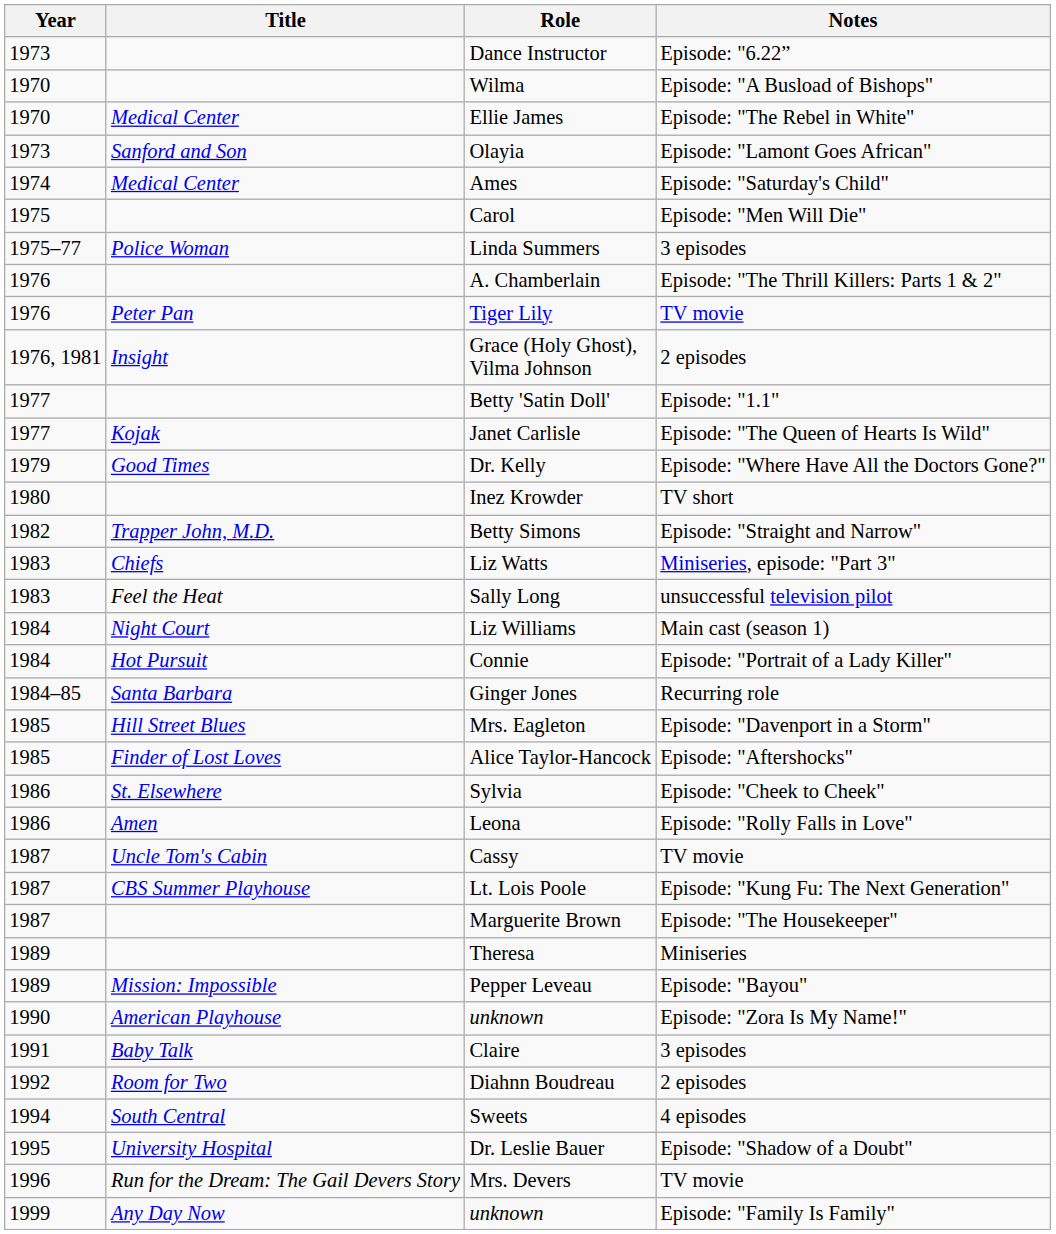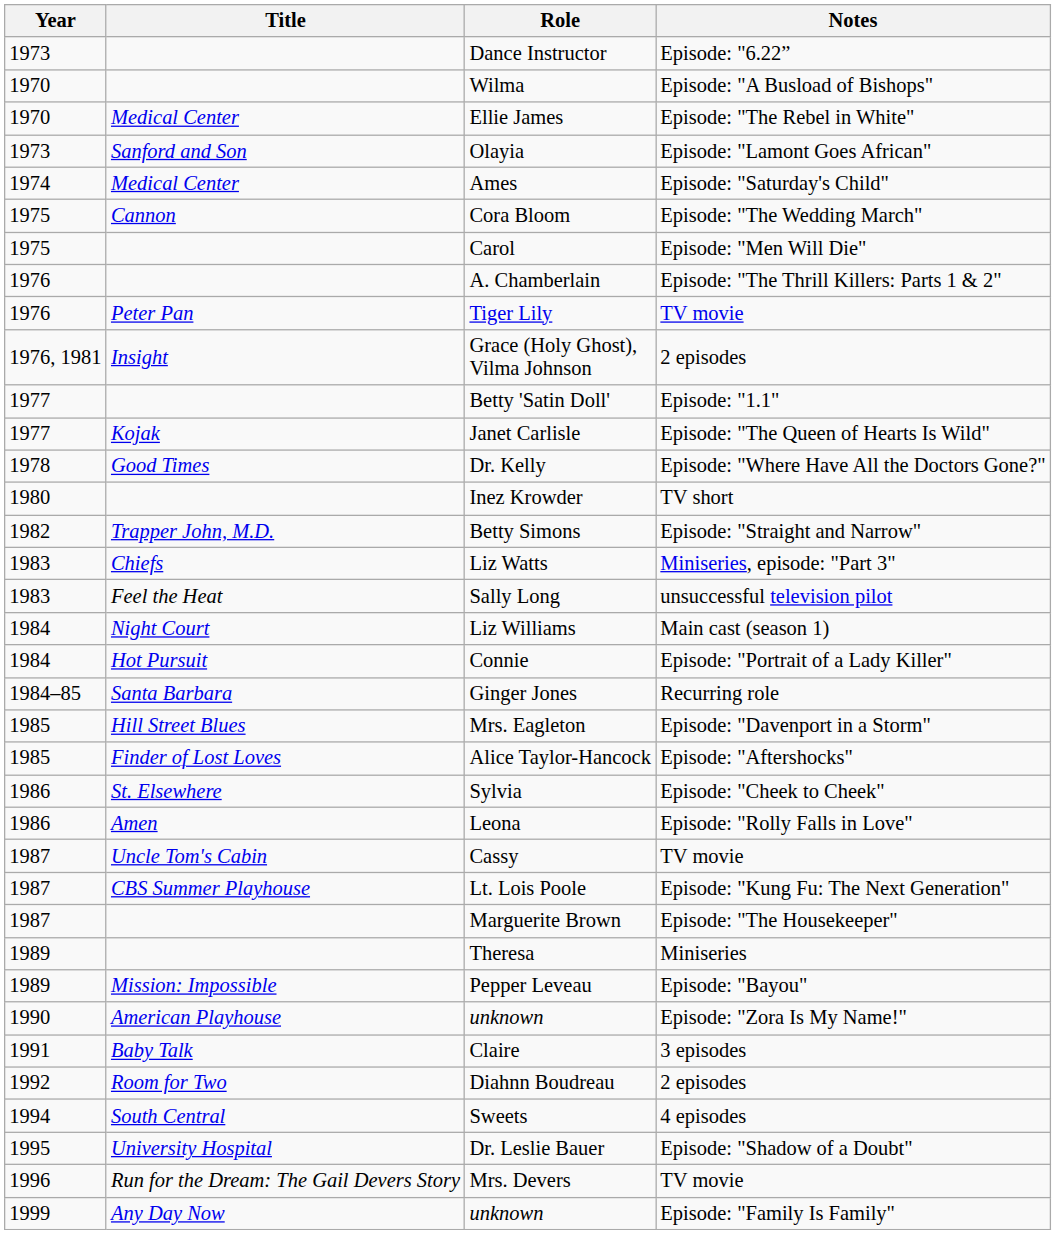+ row: (520, 215)
- row: (535, 248)
(30, 466) 1979 -> (30, 466) 1978
